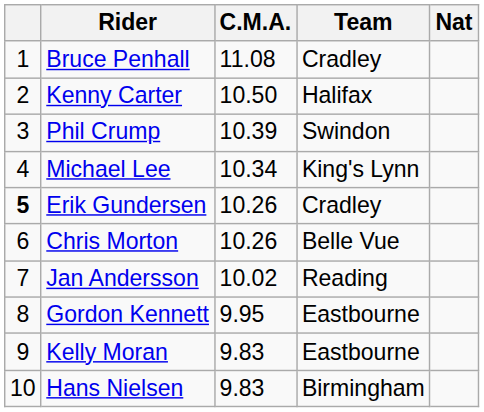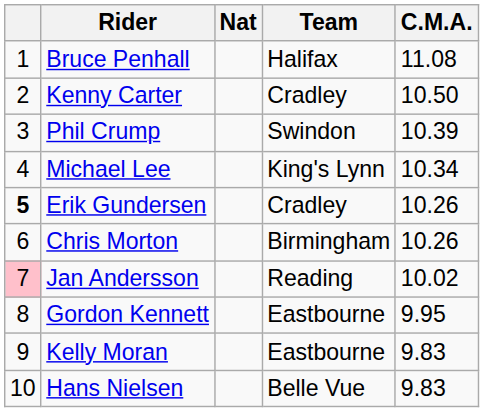columns swapped: (454, 22) <-> (255, 22)
(342, 59) Cradley -> (303, 59) Halifax
(337, 95) Halifax -> (307, 95) Cradley
(351, 242) Belle Vue -> (329, 242) Birmingham
(23, 278) no background -> (23, 278) pink background
(363, 388) Birmingham -> (316, 388) Belle Vue
